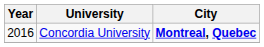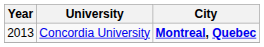(20, 33) 2016 -> (20, 33) 2013
